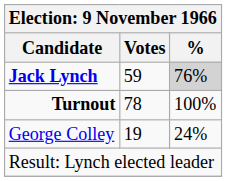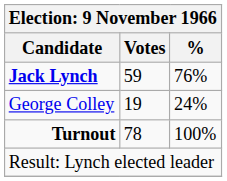(191, 76) lightgrey background -> (191, 76) no background
rows swapped: (62, 133) <-> (84, 104)
